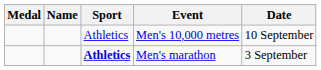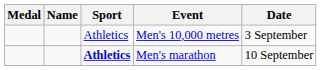(279, 35) 10 September -> (276, 35) 3 September
(276, 55) 3 September -> (279, 55) 10 September
